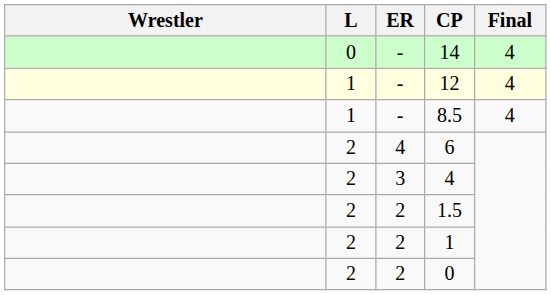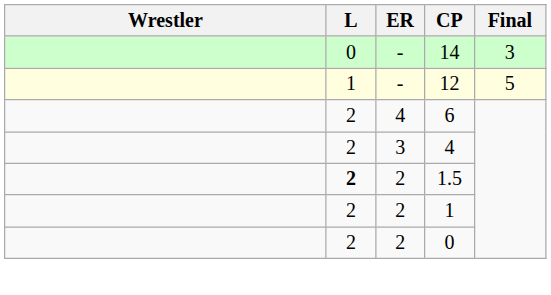(510, 52) 4 -> (510, 52) 3
(510, 83) 4 -> (510, 83) 5
- row: (449, 115)
(351, 210) normal -> (351, 178) bold
